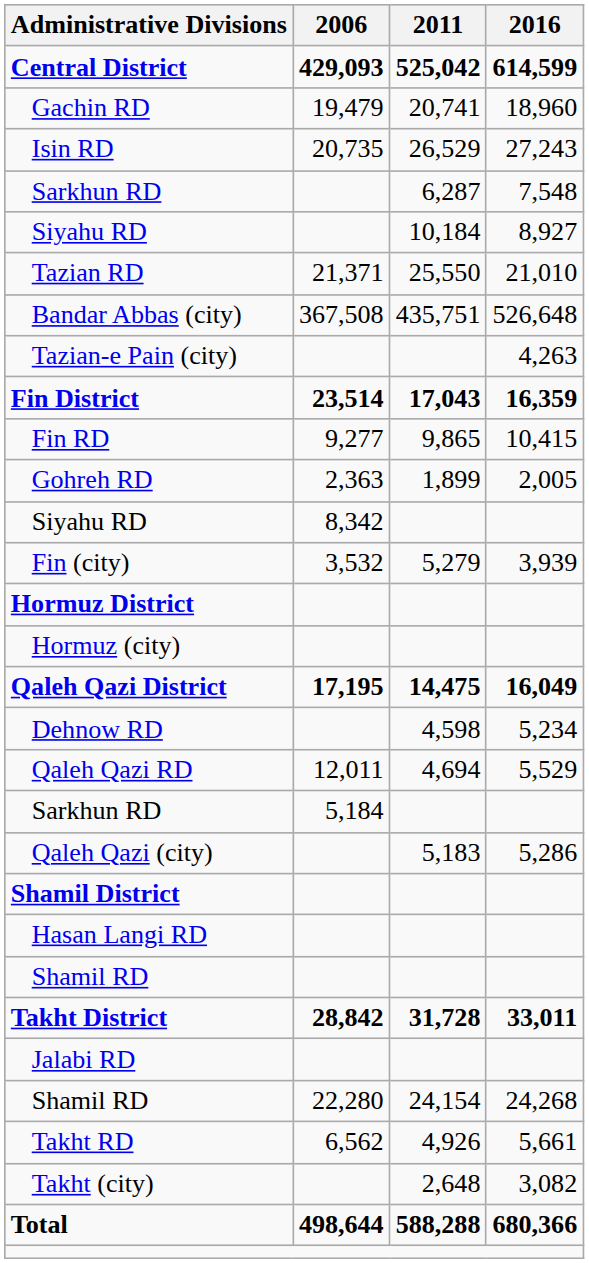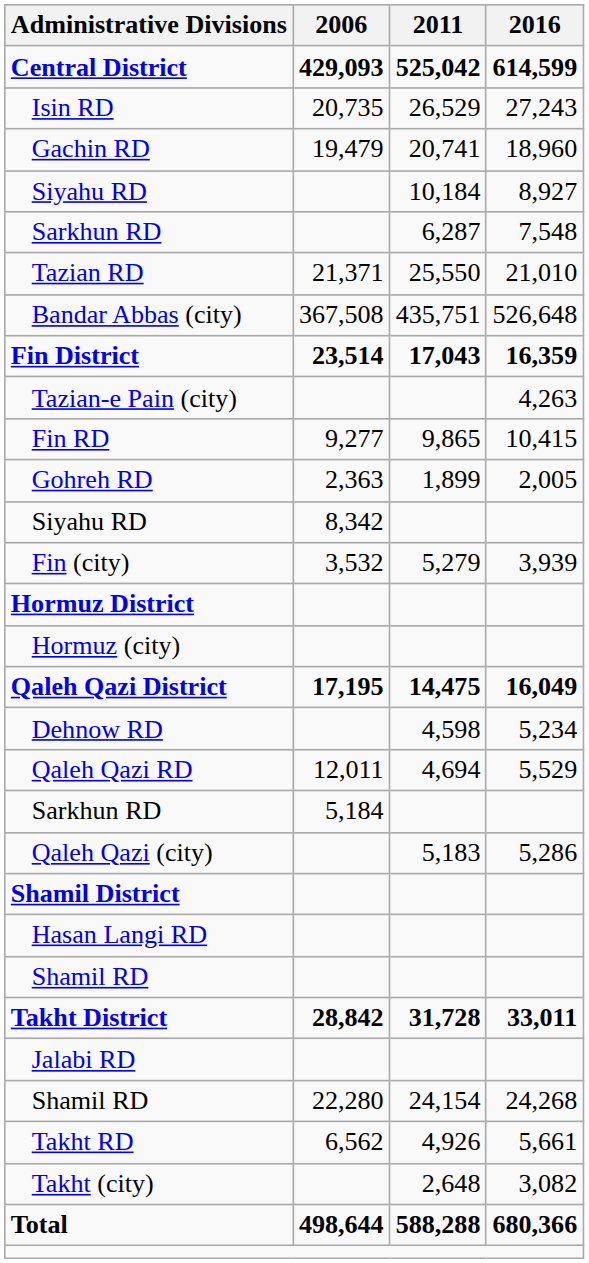rows swapped: (91, 107) <-> (73, 149)
rows swapped: (97, 190) <-> (89, 231)
rows swapped: (134, 356) <-> (75, 397)
